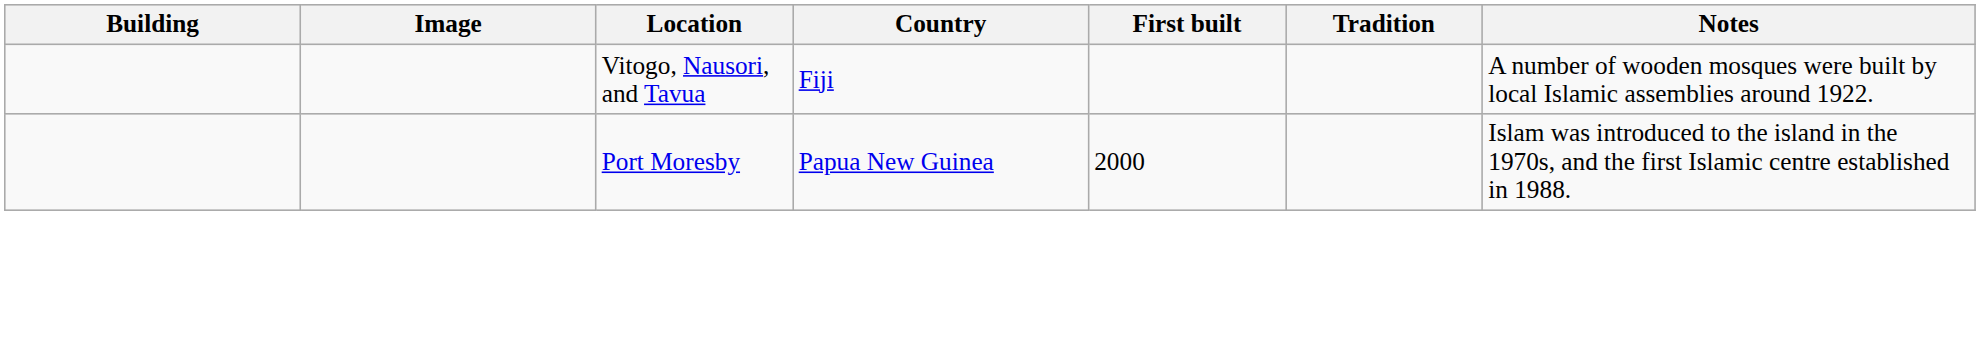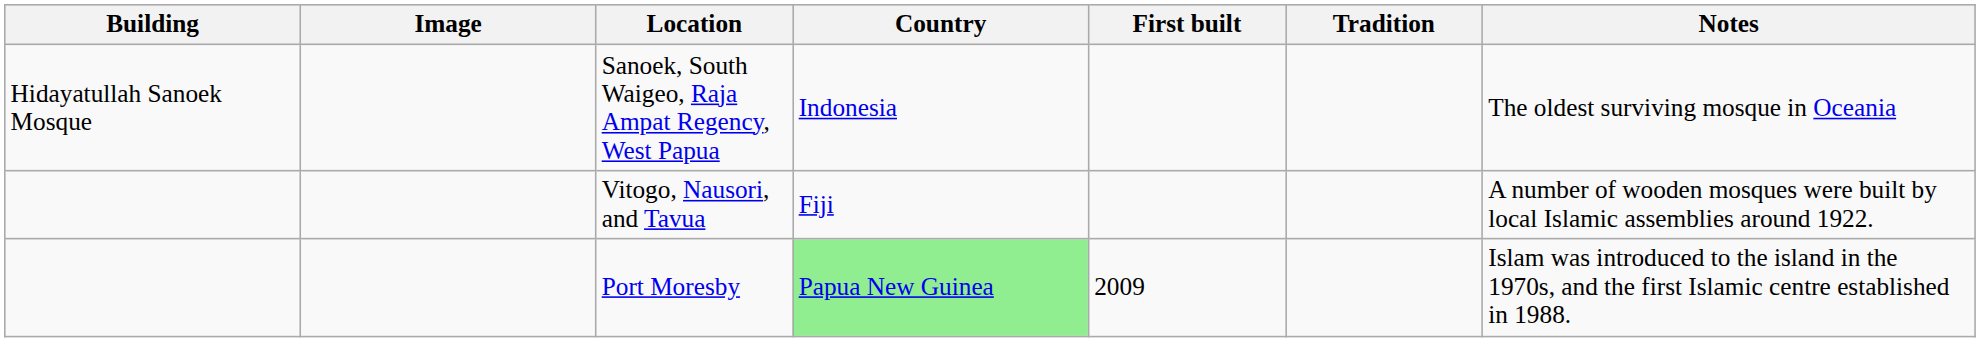+ row: (686, 107)
(896, 161) no background -> (896, 287) lightgreen background
(1120, 161) 2000 -> (1120, 287) 2009
